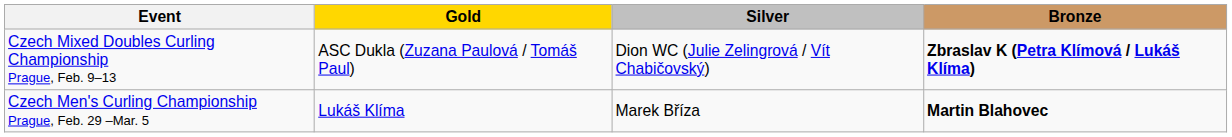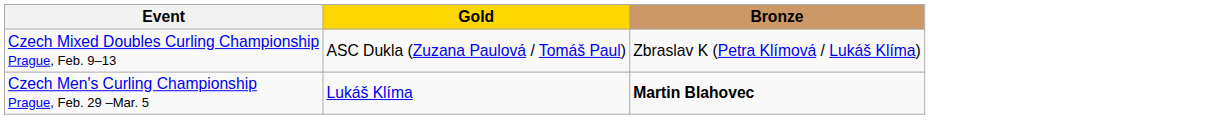- column: (768, 16)
(1053, 59) bold -> (777, 50) normal
